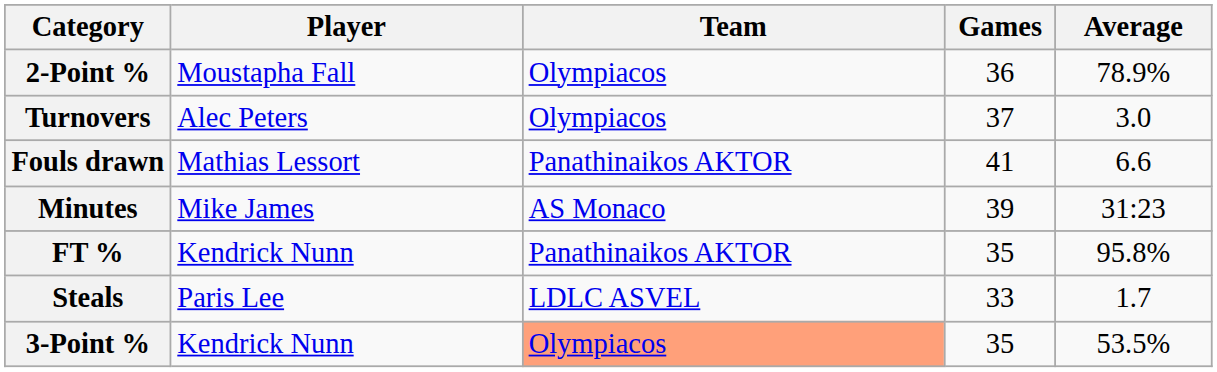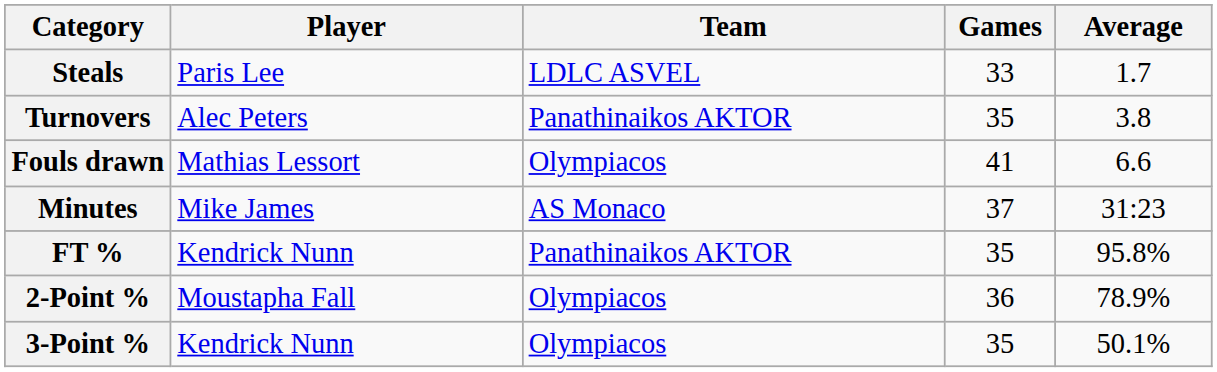rows swapped: (88, 298) <-> (88, 72)
(597, 117) Olympiacos -> (660, 117) Panathinaikos AKTOR
(1000, 117) 37 -> (1000, 117) 35
(1133, 117) 3.0 -> (1133, 117) 3.8
(660, 162) Panathinaikos AKTOR -> (597, 162) Olympiacos
(1000, 207) 39 -> (1000, 207) 37
(597, 343) lightsalmon background -> (597, 343) no background
(1133, 343) 53.5% -> (1133, 343) 50.1%
